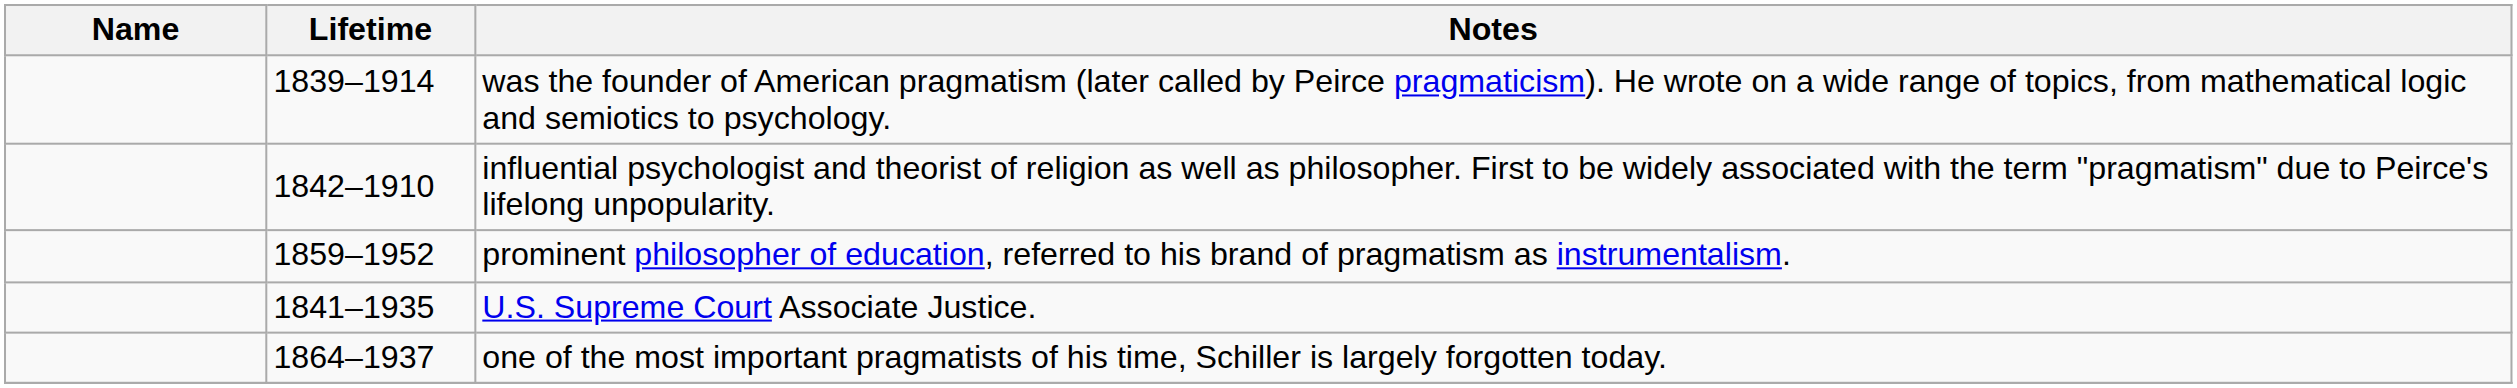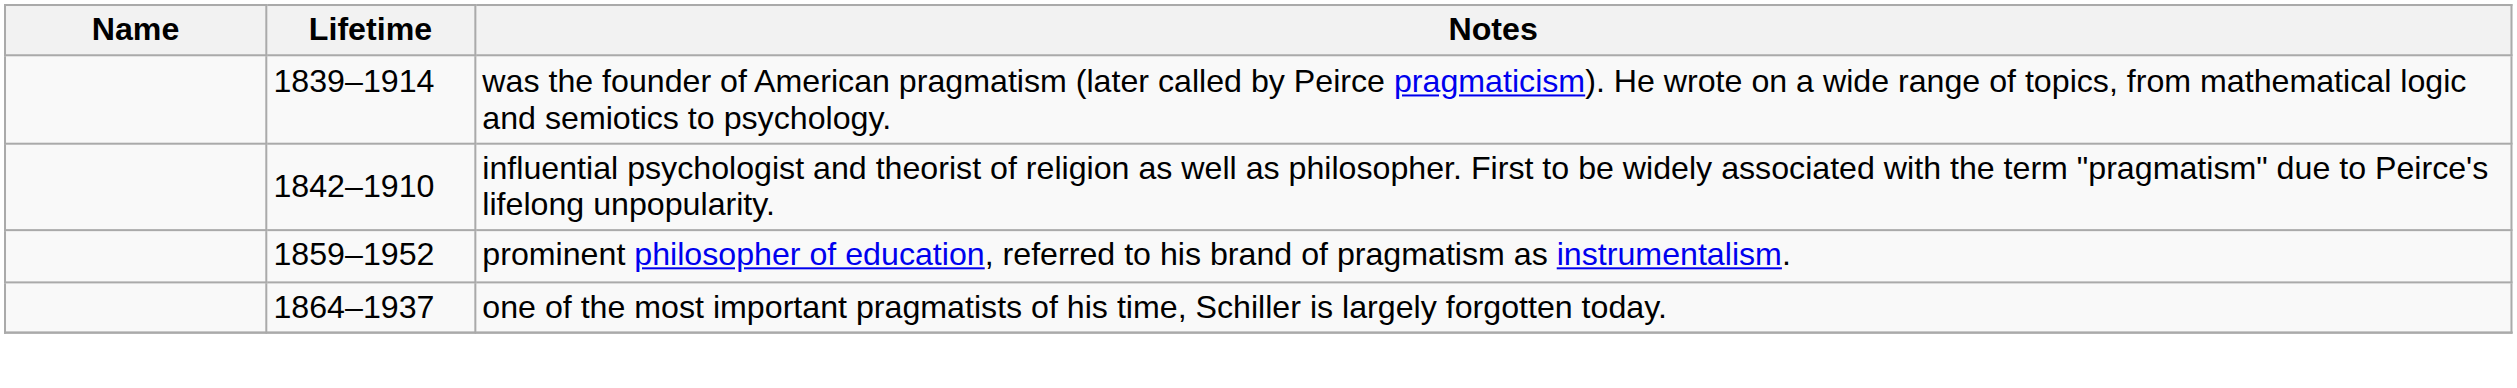- row: (759, 306)
